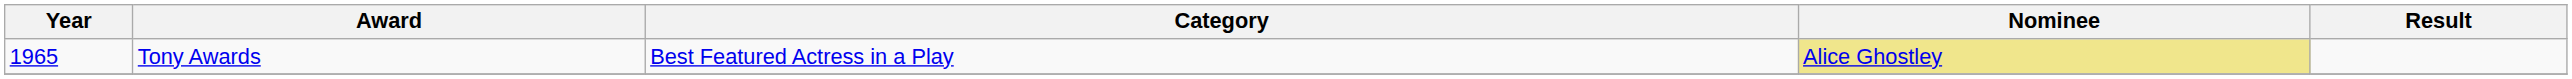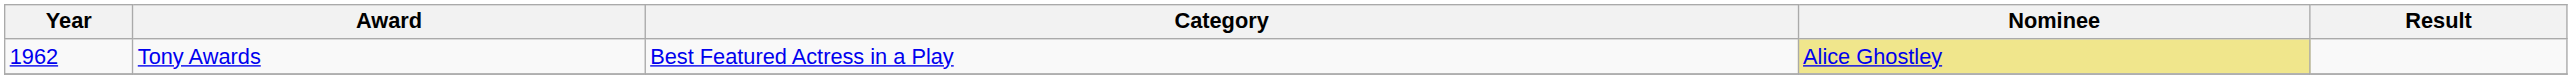(34, 56) 1965 -> (34, 56) 1962
